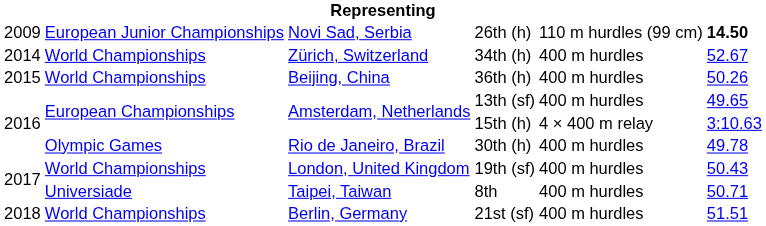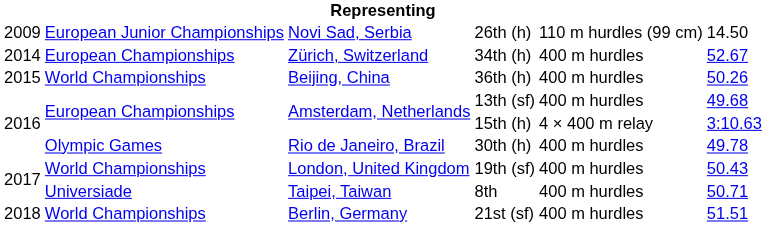(727, 33) bold -> (727, 33) normal
(125, 55) World Championships -> (140, 55) European Championships
(727, 100) 49.65 -> (727, 100) 49.68
